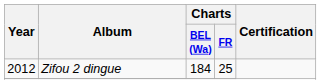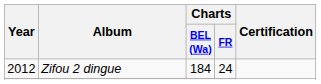(225, 68) 25 -> (225, 68) 24
